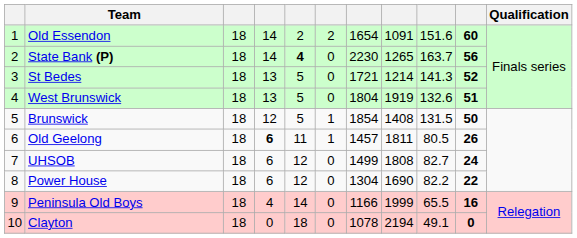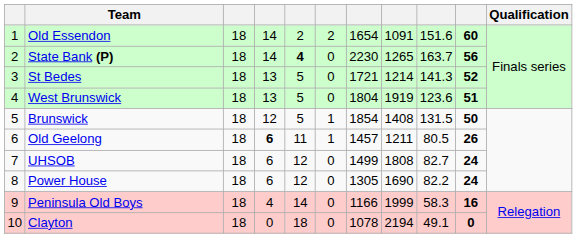(436, 98) 132.6 -> (436, 98) 123.6
(399, 139) 1811 -> (399, 139) 1211
(364, 181) 1304 -> (364, 181) 1305
(471, 181) 22 -> (471, 181) 24
(436, 202) 65.5 -> (436, 202) 58.3
